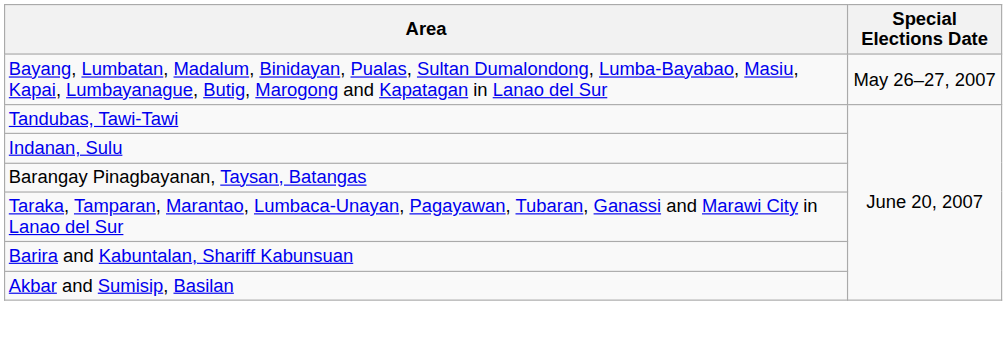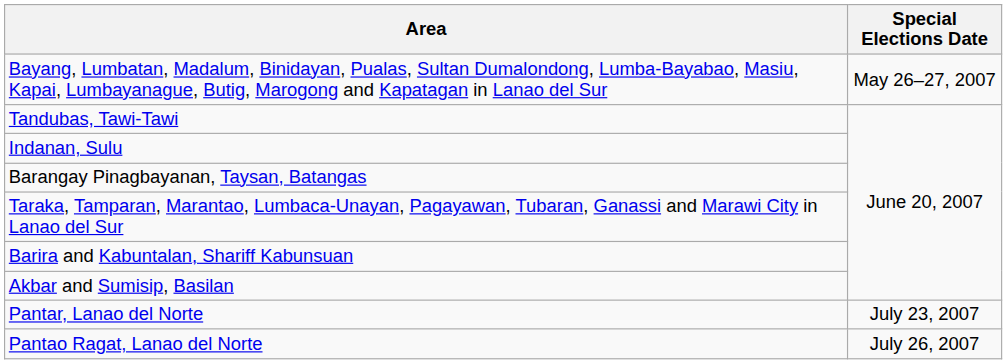+ row: (106, 314)
+ row: (136, 343)
